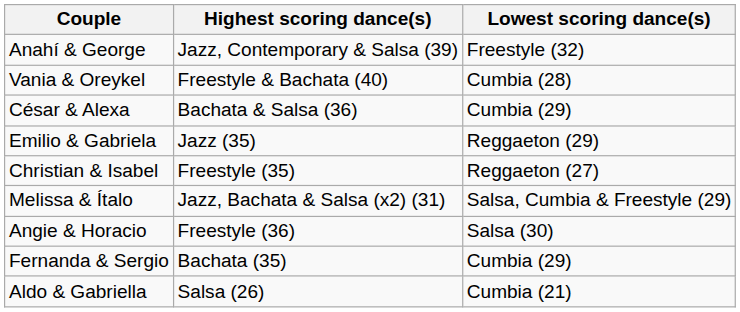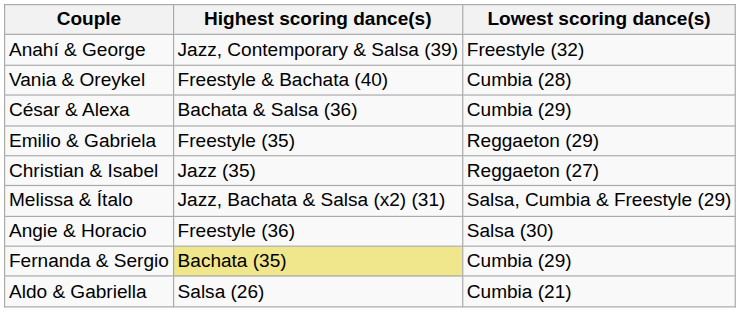(217, 140) Jazz (35) -> (236, 140) Freestyle (35)
(236, 170) Freestyle (35) -> (217, 170) Jazz (35)
(232, 261) no background -> (232, 261) khaki background
